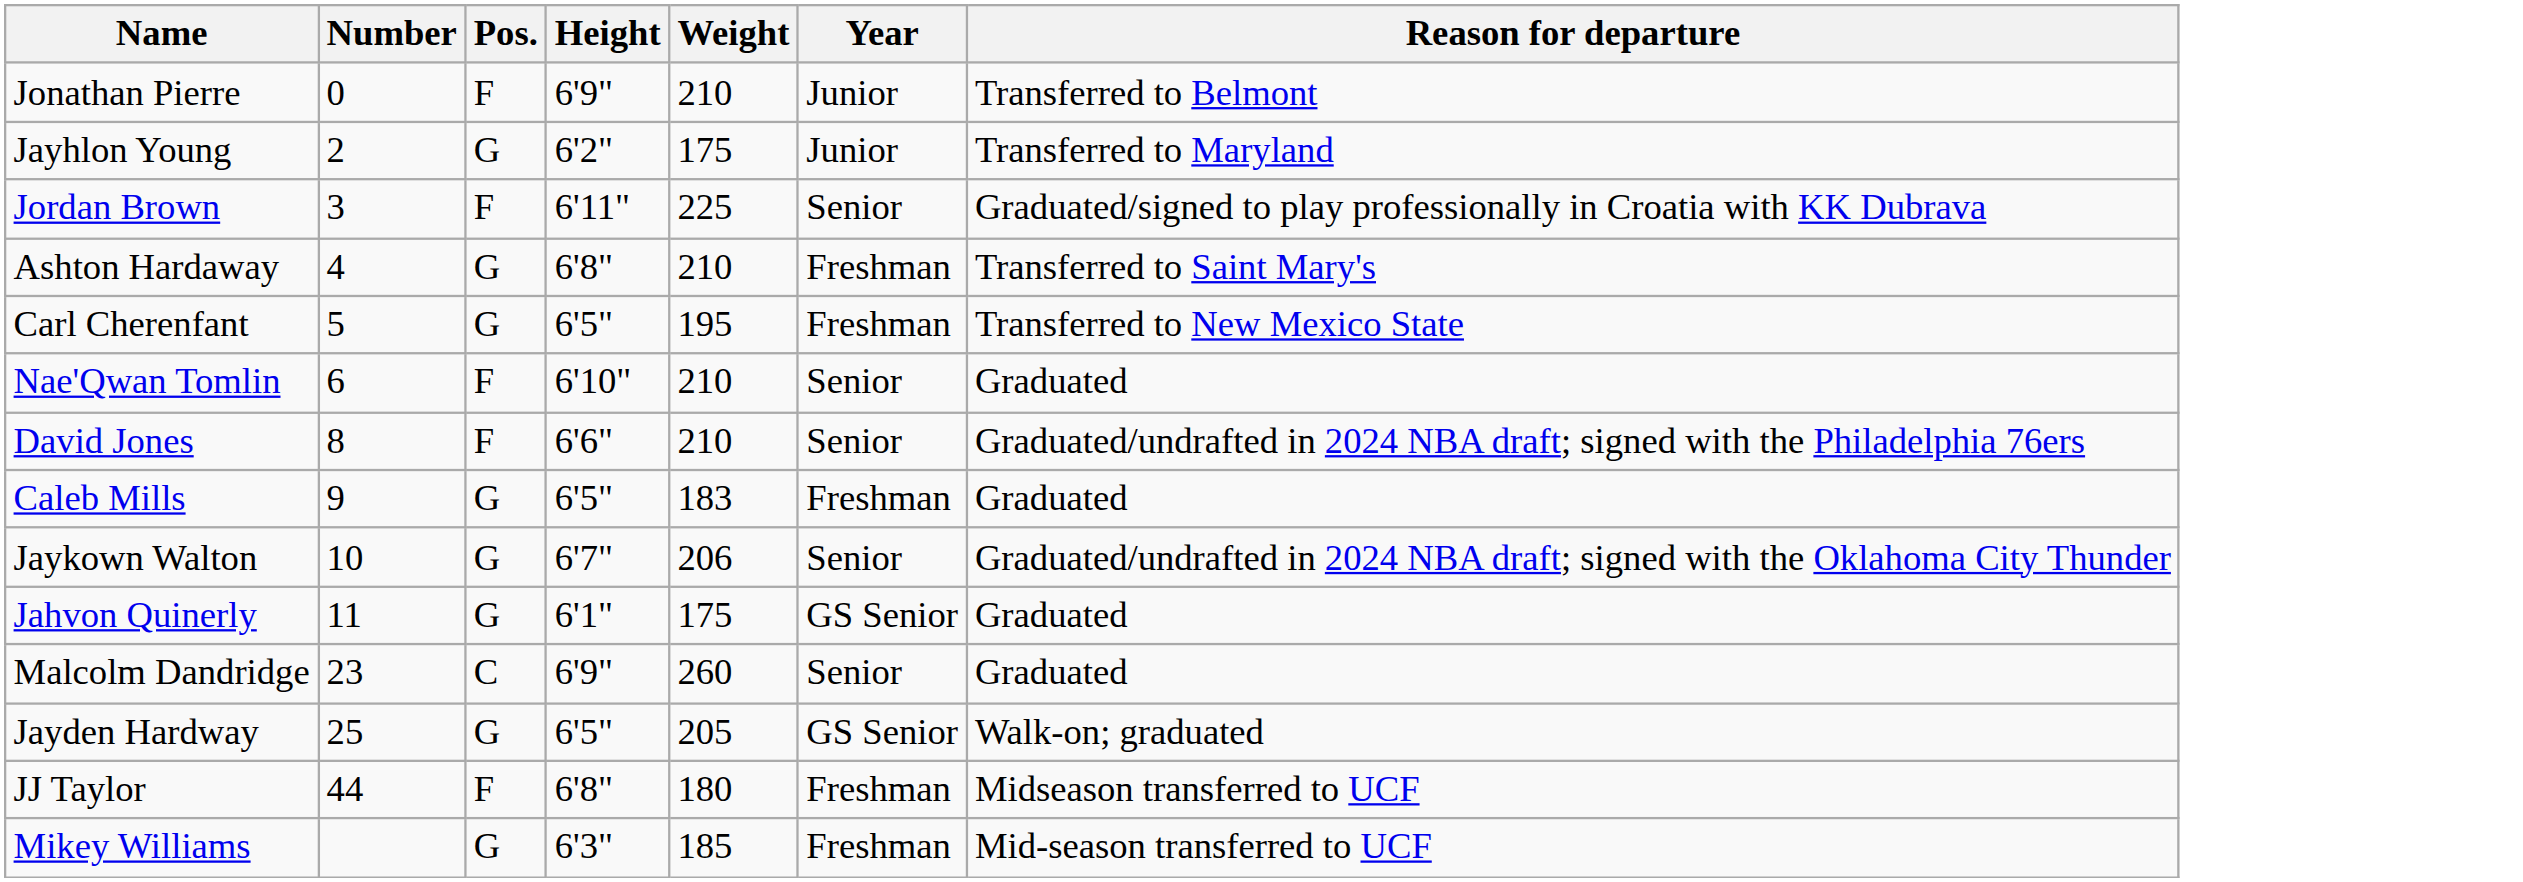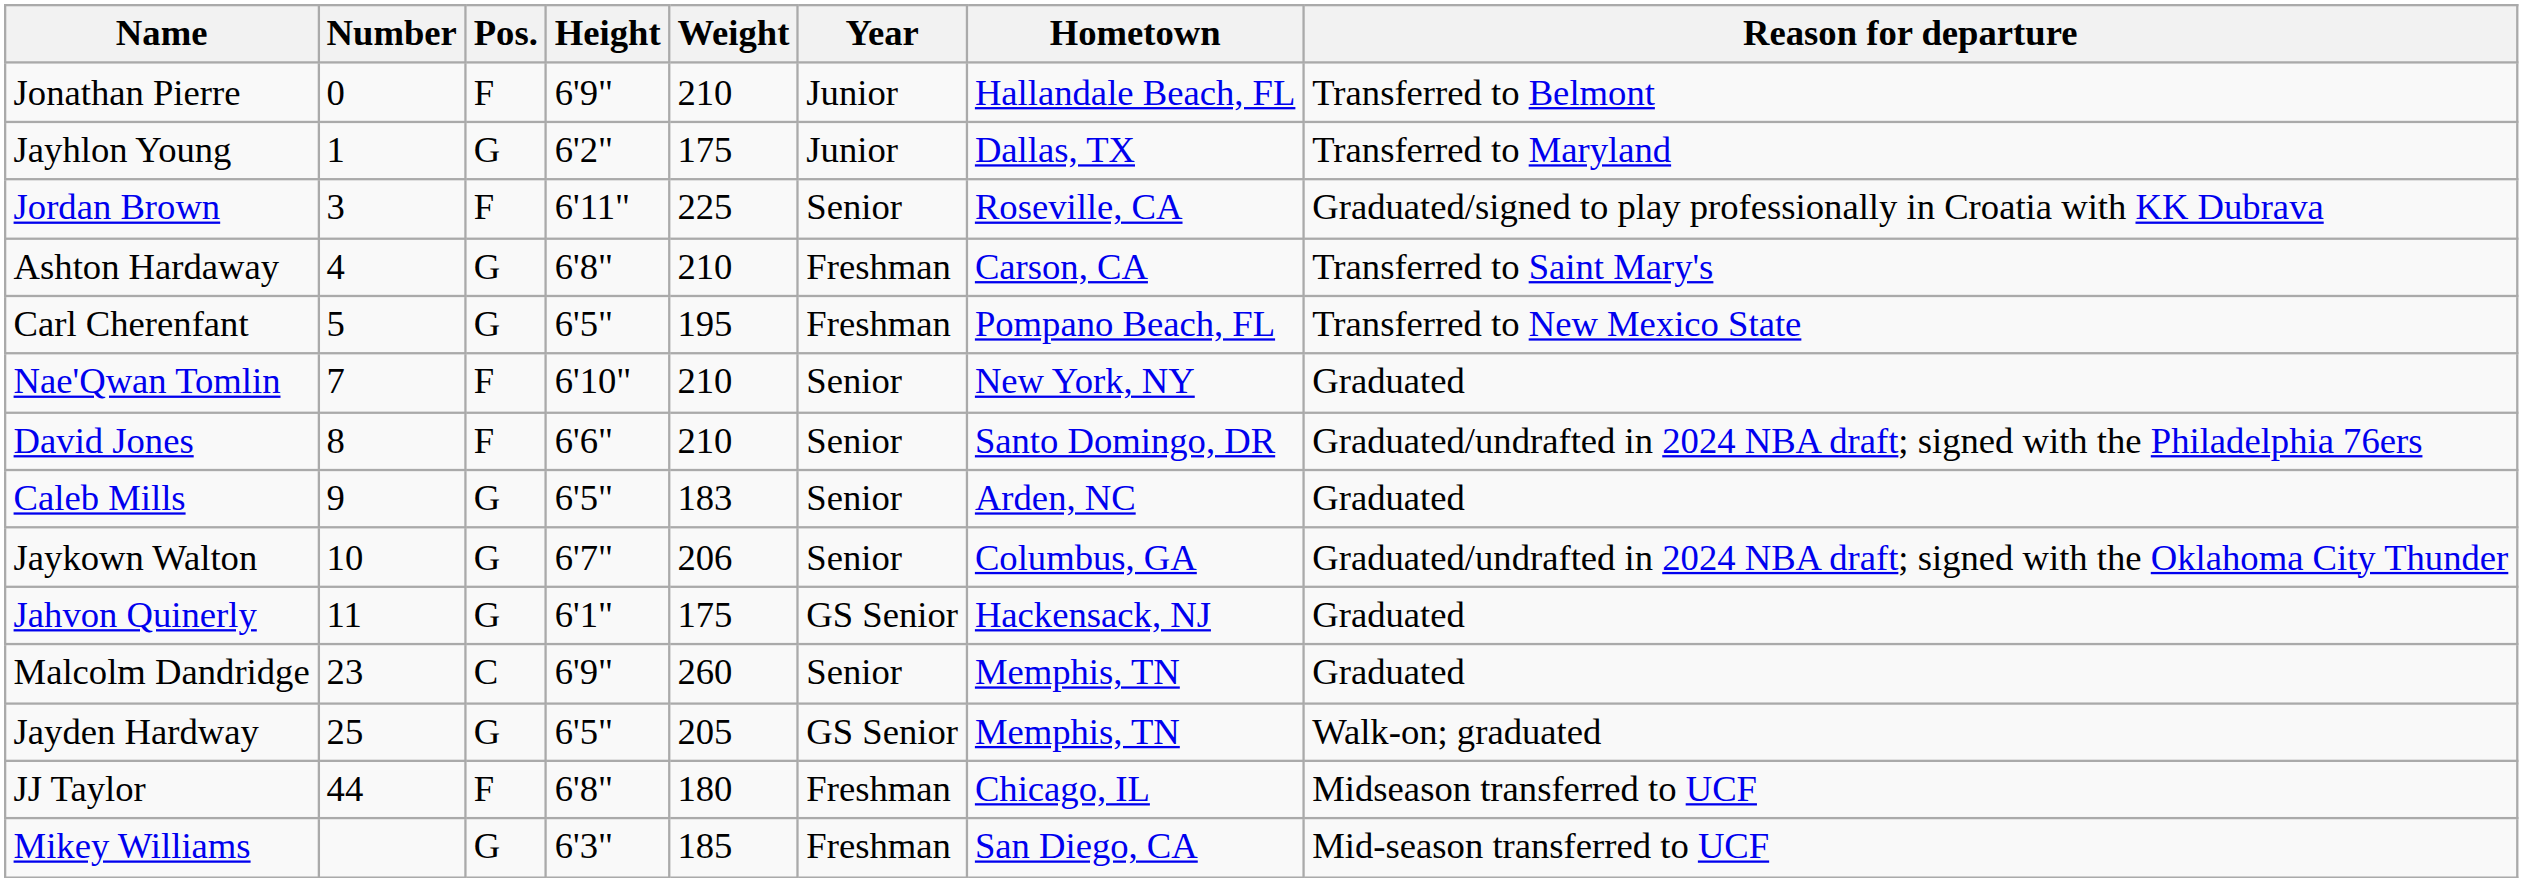+ column: (1135, 33)
(336, 149) 2 -> (336, 149) 1
(336, 382) 6 -> (336, 382) 7
(879, 498) Freshman -> (854, 498) Senior
